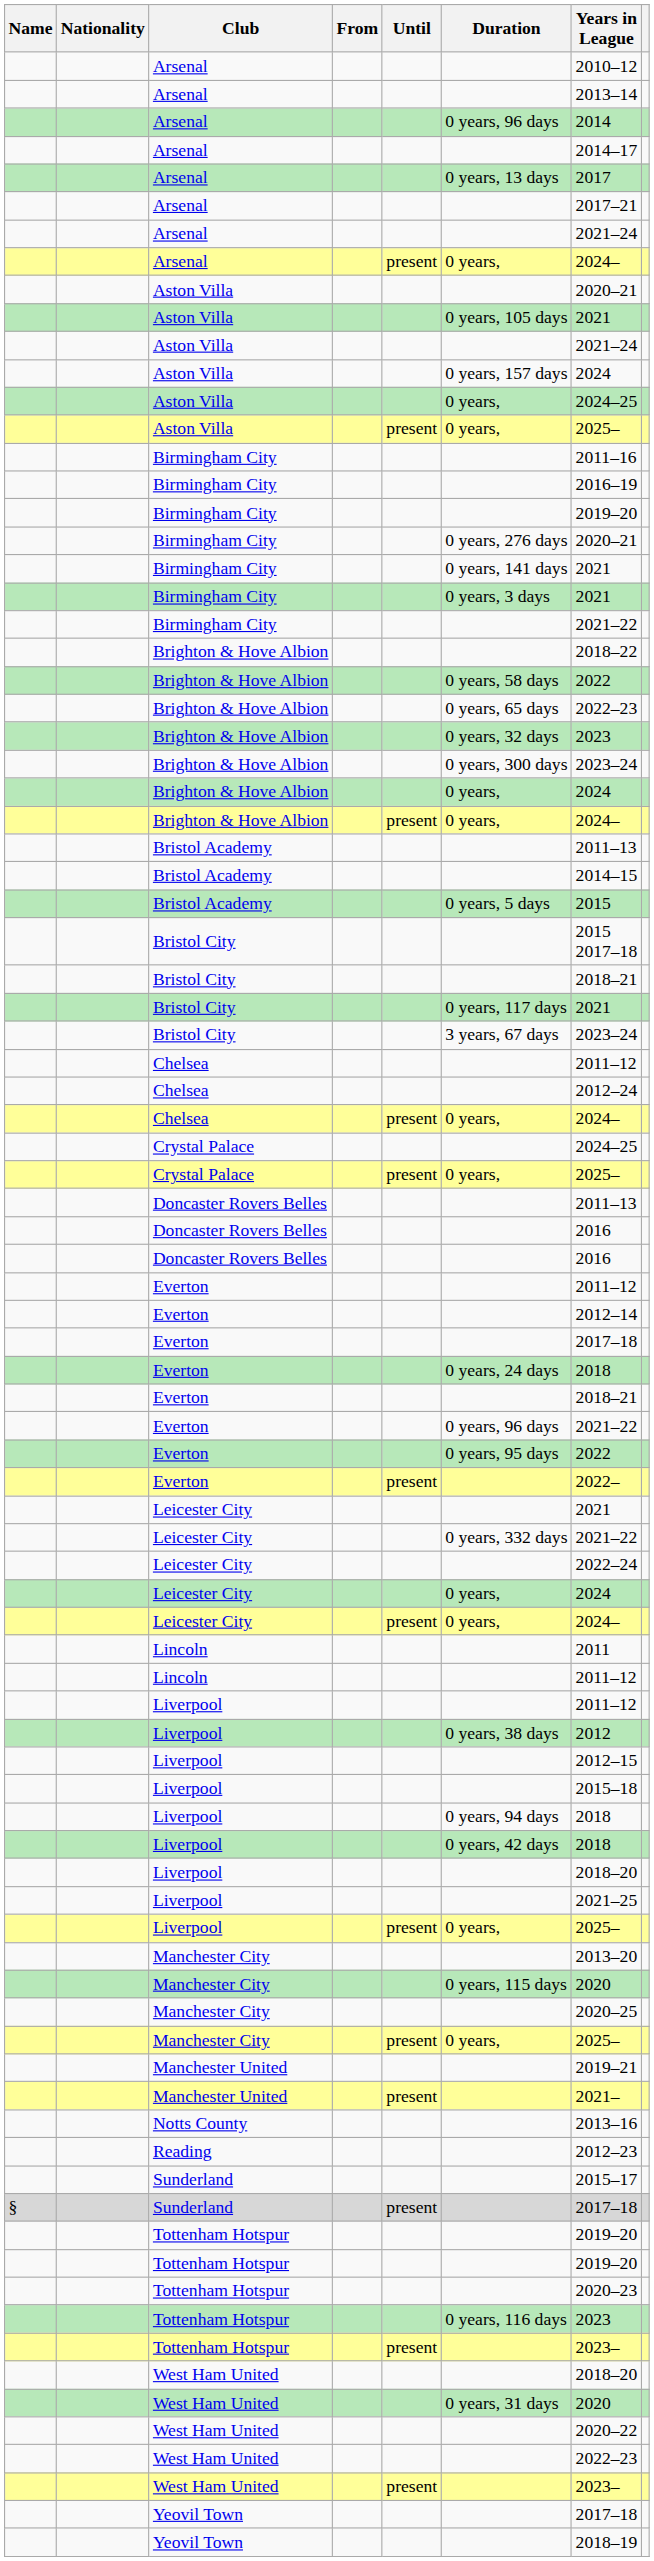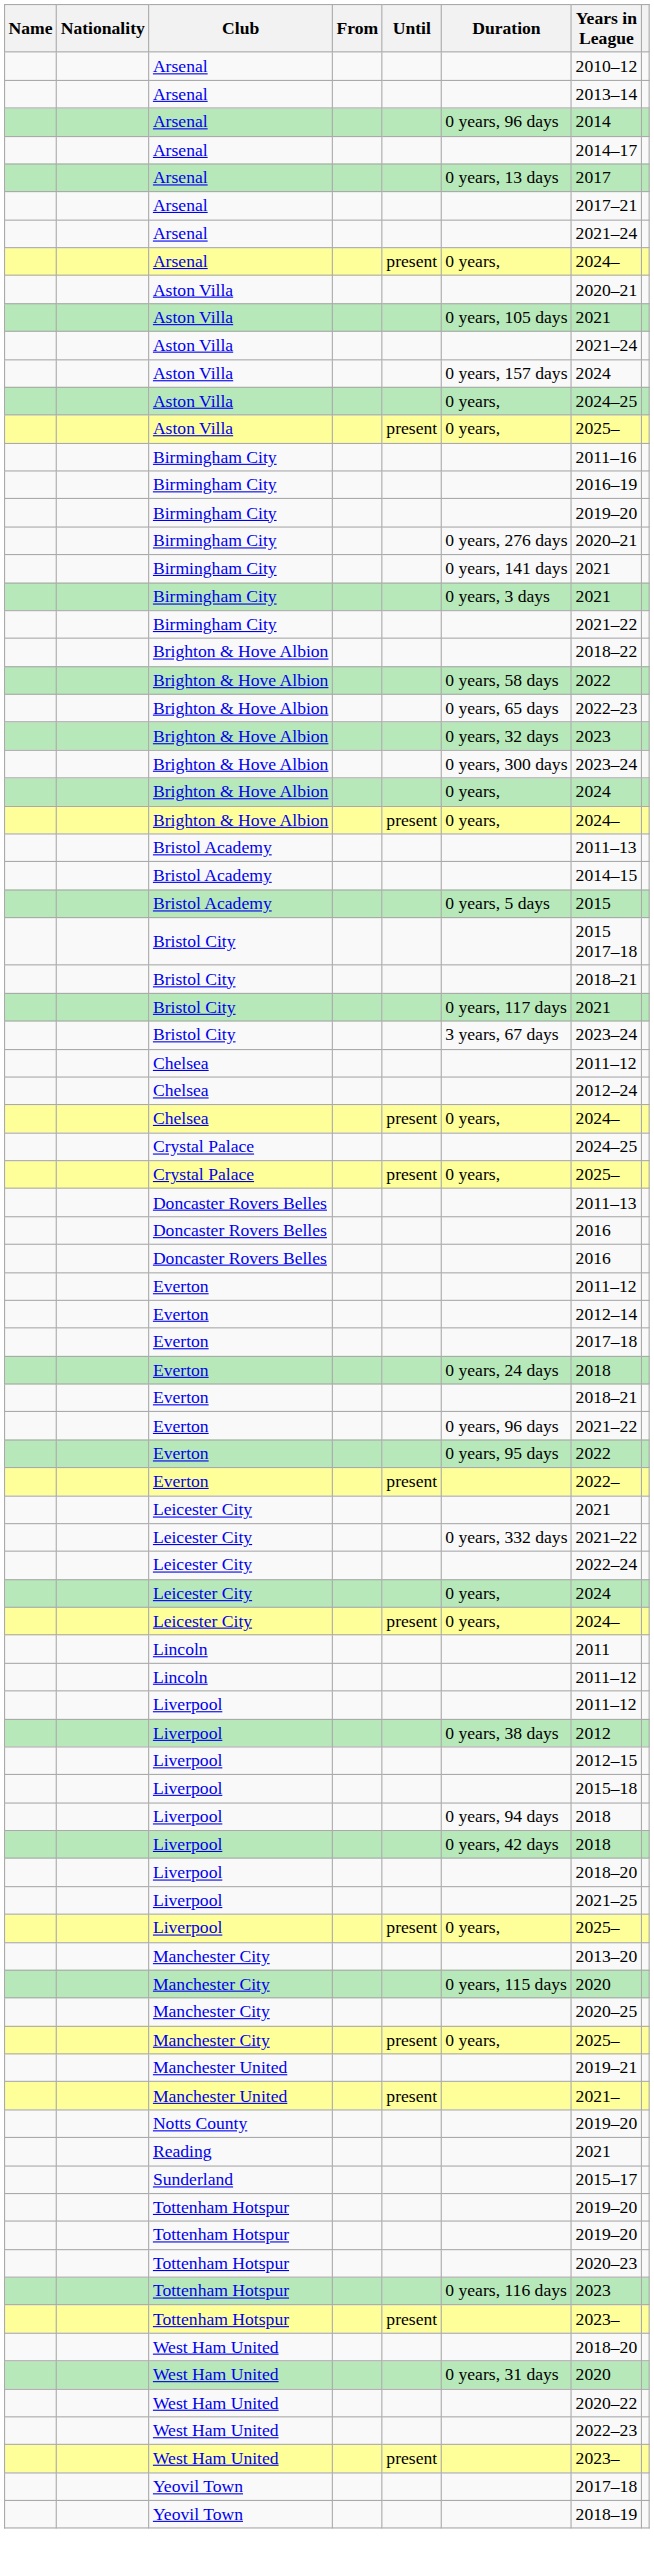(606, 2123) 2013–16 -> (606, 2123) 2019–20
(606, 2151) 2012–23 -> (593, 2151) 2021
- row: (13, 2207)
